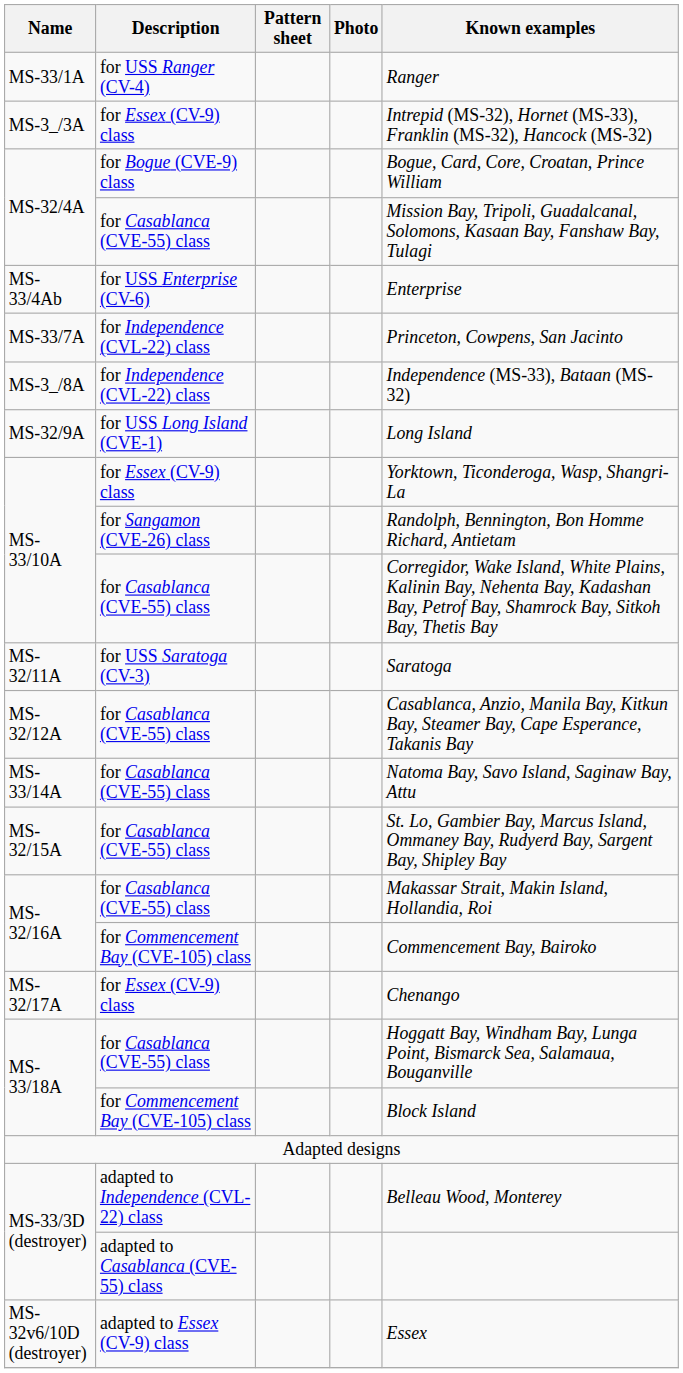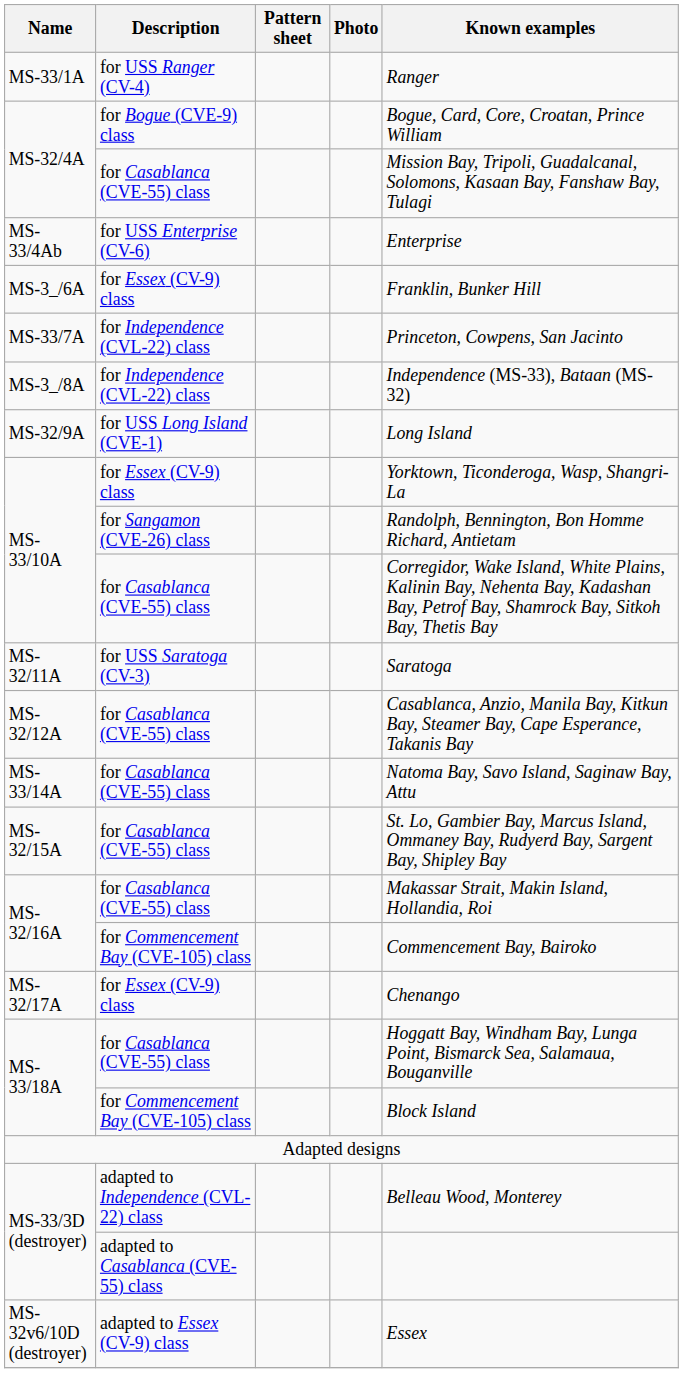- row: (47, 124)
+ row: (47, 289)
